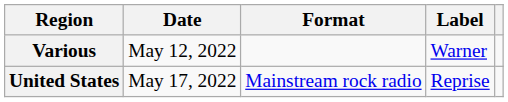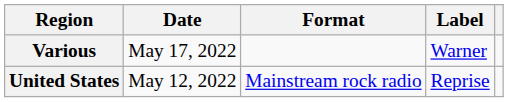(182, 50) May 12, 2022 -> (182, 50) May 17, 2022
(182, 81) May 17, 2022 -> (182, 81) May 12, 2022
